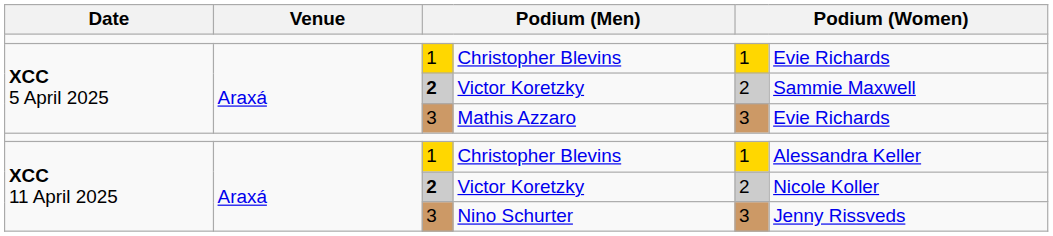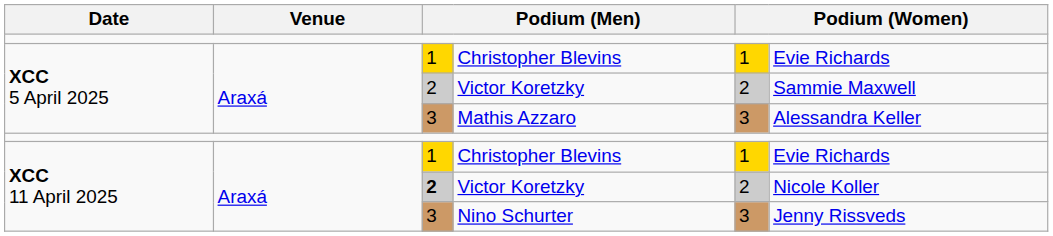(431, 88) bold -> (431, 88) normal
(831, 118) Evie Richards -> (847, 118) Alessandra Keller
(847, 156) Alessandra Keller -> (831, 156) Evie Richards
